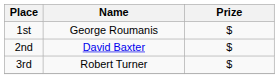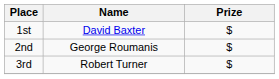(114, 30) George Roumanis -> (114, 30) David Baxter
(114, 47) David Baxter -> (114, 47) George Roumanis
